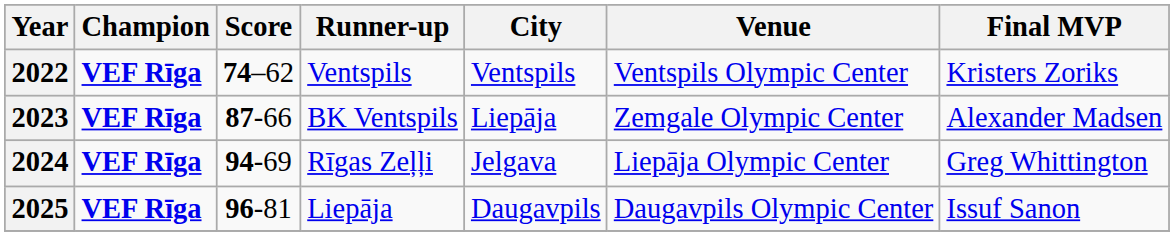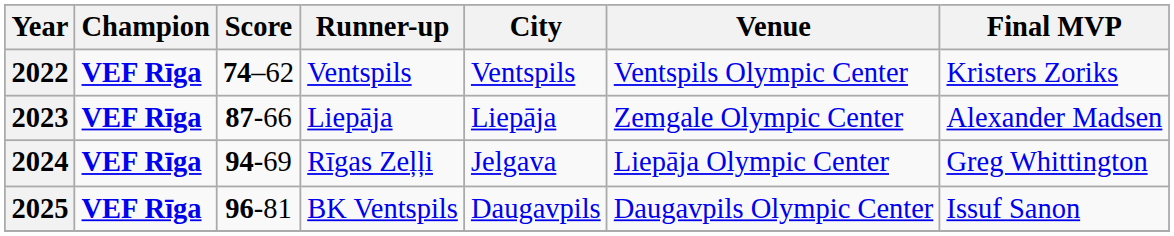(383, 117) BK Ventspils -> (350, 117) Liepāja
(350, 207) Liepāja -> (383, 207) BK Ventspils
